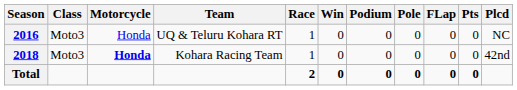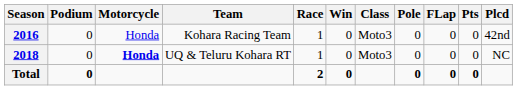columns swapped: (67, 14) <-> (371, 14)
(220, 34) UQ & Teluru Kohara RT -> (237, 34) Kohara Racing Team
(501, 34) NC -> (497, 34) 42nd
(229, 54) Kohara Racing Team -> (228, 54) UQ & Teluru Kohara RT
(497, 54) 42nd -> (501, 54) NC
